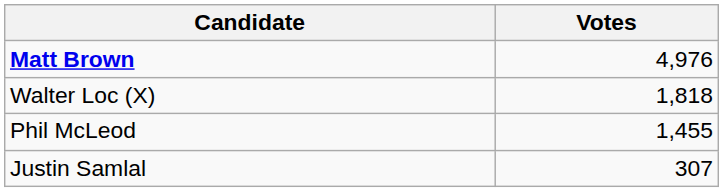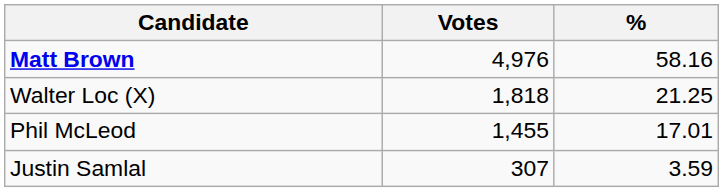+ column: (636, 22)
